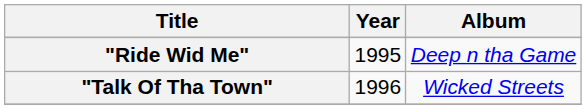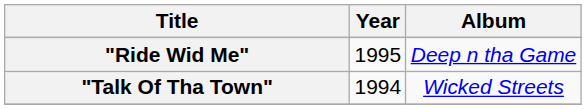(378, 87) 1996 -> (378, 87) 1994
